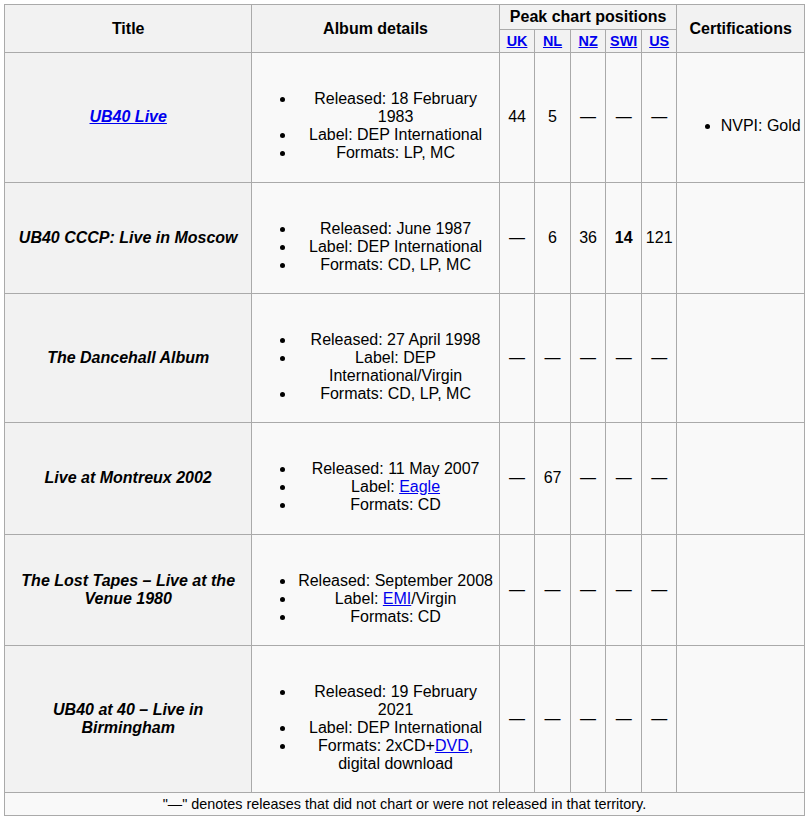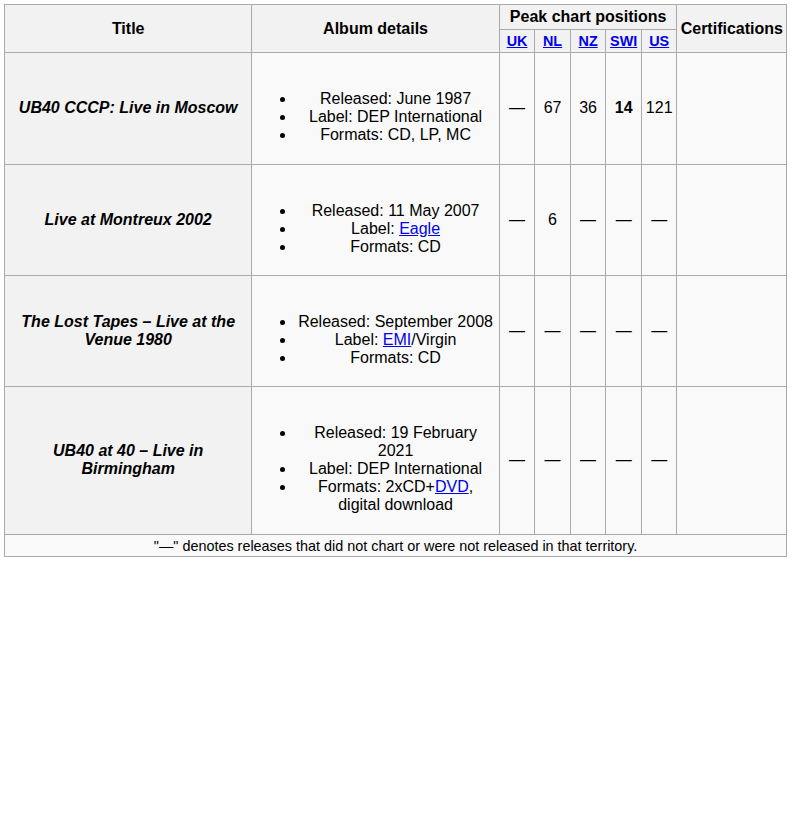- row: (128, 117)
(553, 237) 6 -> (553, 108) 67
- row: (128, 358)
(553, 478) 67 -> (553, 219) 6
